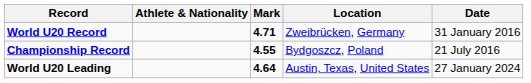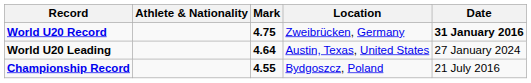(264, 31) 4.71 -> (264, 31) 4.75
(477, 31) normal -> (479, 31) bold
rows swapped: (68, 50) <-> (59, 68)
